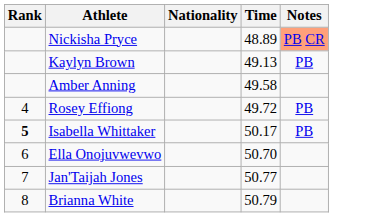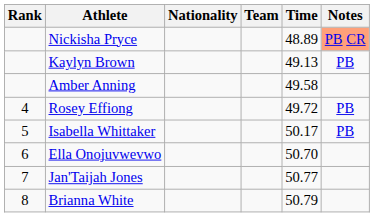+ column: (261, 16)
(25, 131) bold -> (25, 131) normal
